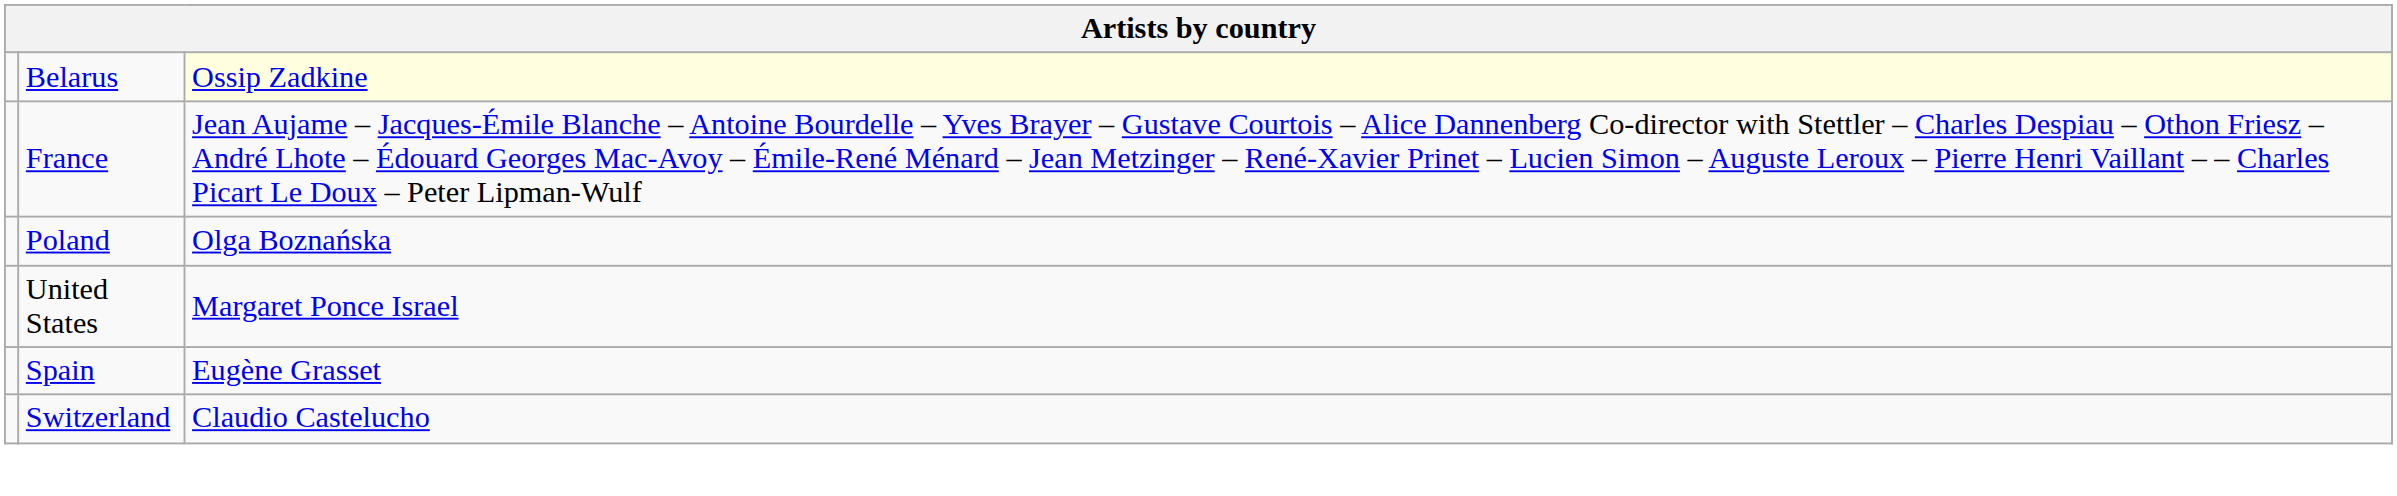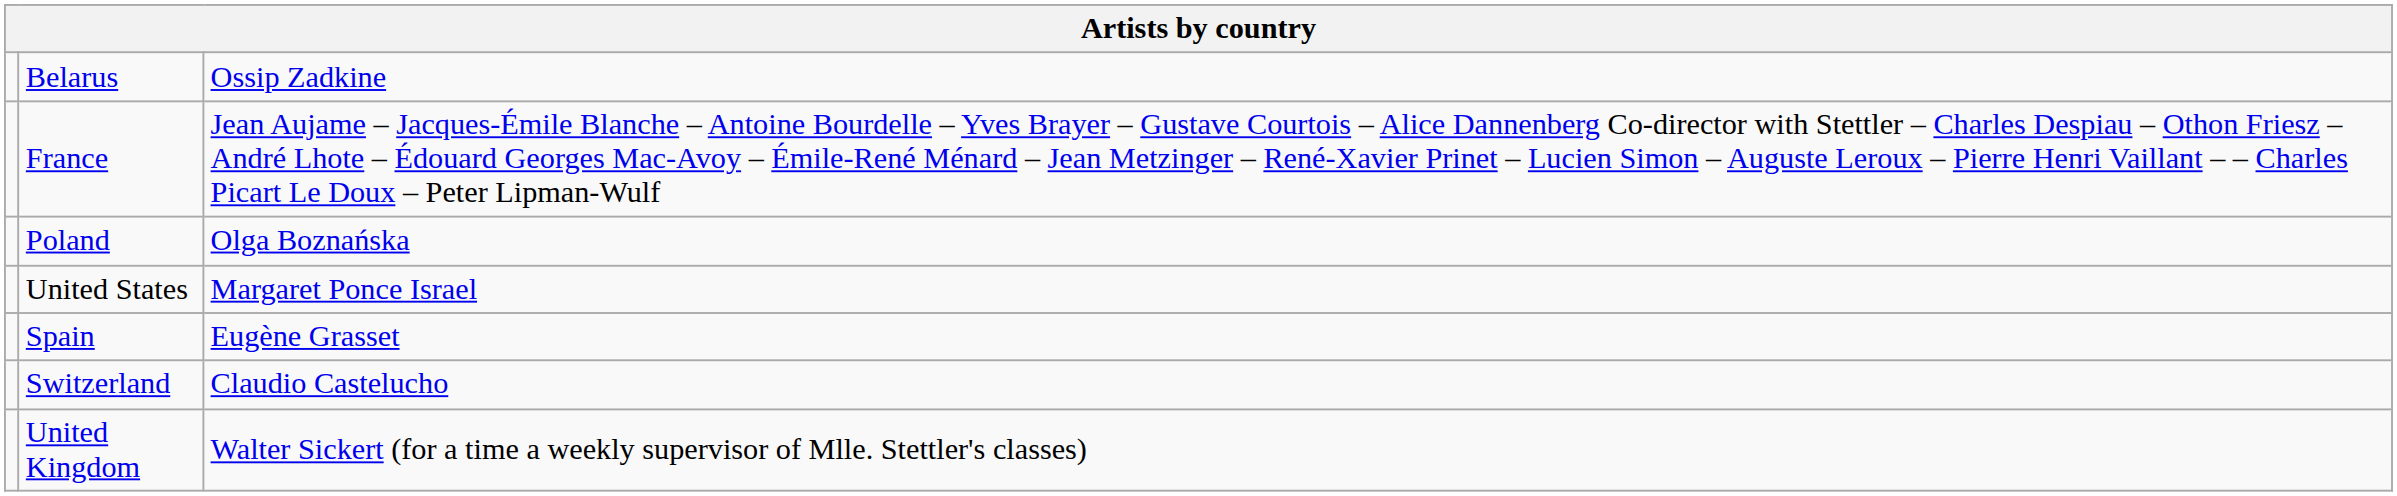(280, 76) lightyellow background -> (298, 76) no background
+ row: (83, 449)
